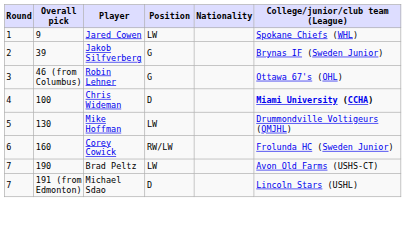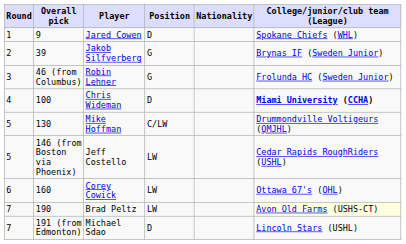(152, 35) LW -> (150, 35) D
(299, 77) Ottawa 67's (OHL) -> (325, 77) Frolunda HC (Sweden Junior)
(152, 124) LW -> (157, 124) C/LW
+ row: (106, 157)
(160, 147) RW/LW -> (152, 190) LW
(325, 147) Frolunda HC (Sweden Junior) -> (299, 190) Ottawa 67's (OHL)
(317, 166) no background -> (317, 209) lightyellow background
